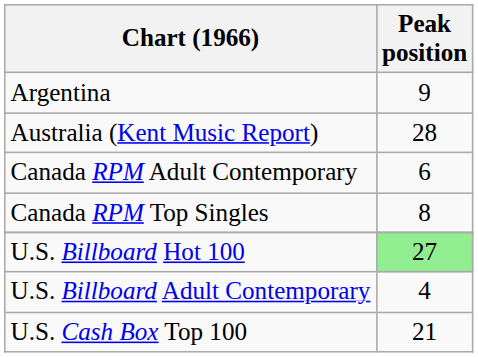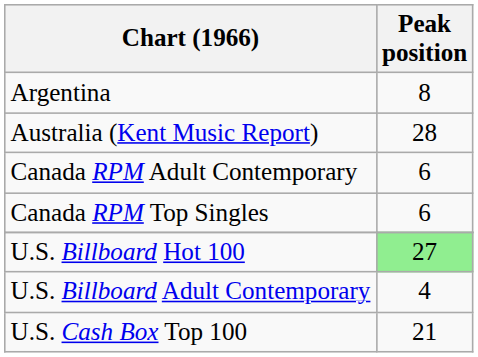(425, 92) 9 -> (425, 92) 8
(425, 212) 8 -> (425, 212) 6
